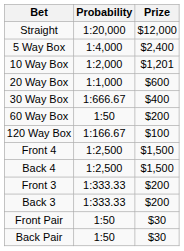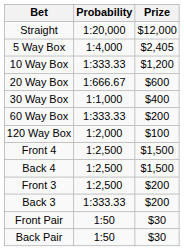(157, 47) $2,400 -> (157, 47) $2,405
(104, 64) 1:2,000 -> (104, 64) 1:333.33
(157, 64) $1,201 -> (157, 64) $1,200
(104, 82) 1:1,000 -> (104, 82) 1:666.67
(104, 99) 1:666.67 -> (104, 99) 1:1,000
(104, 116) 1:50 -> (104, 116) 1:333.33
(104, 133) 1:166.67 -> (104, 133) 1:2,000
(104, 185) 1:333.33 -> (104, 185) 1:2,500
